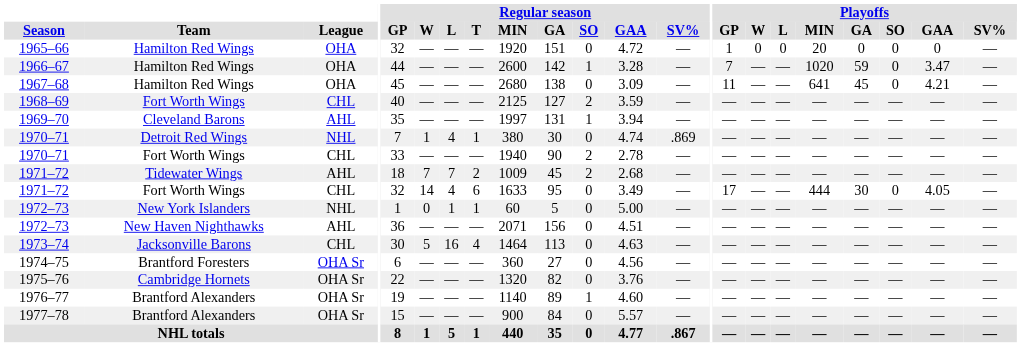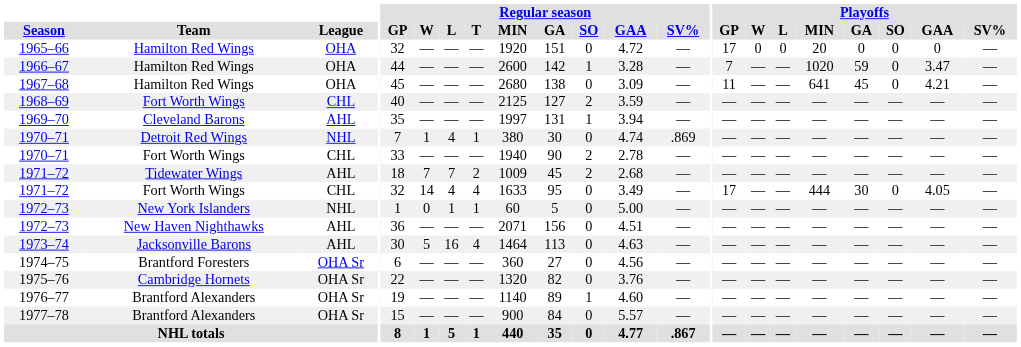(729, 48) 1 -> (729, 48) 17
(476, 190) 6 -> (476, 190) 4
(341, 244) CHL -> (341, 244) AHL
